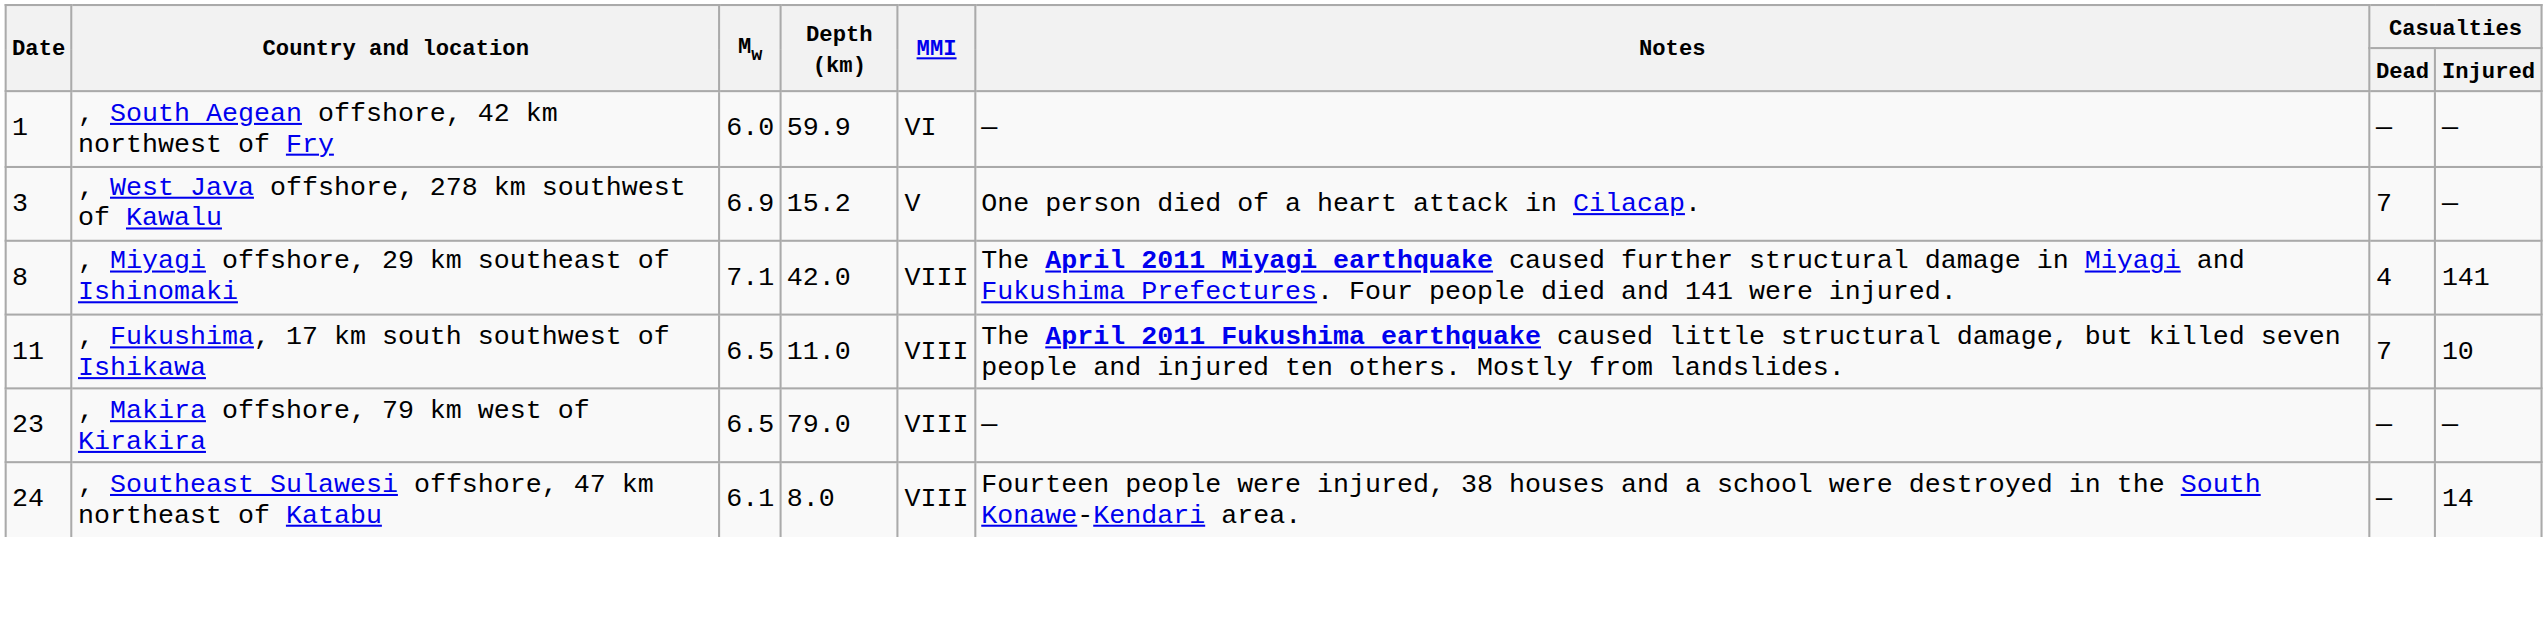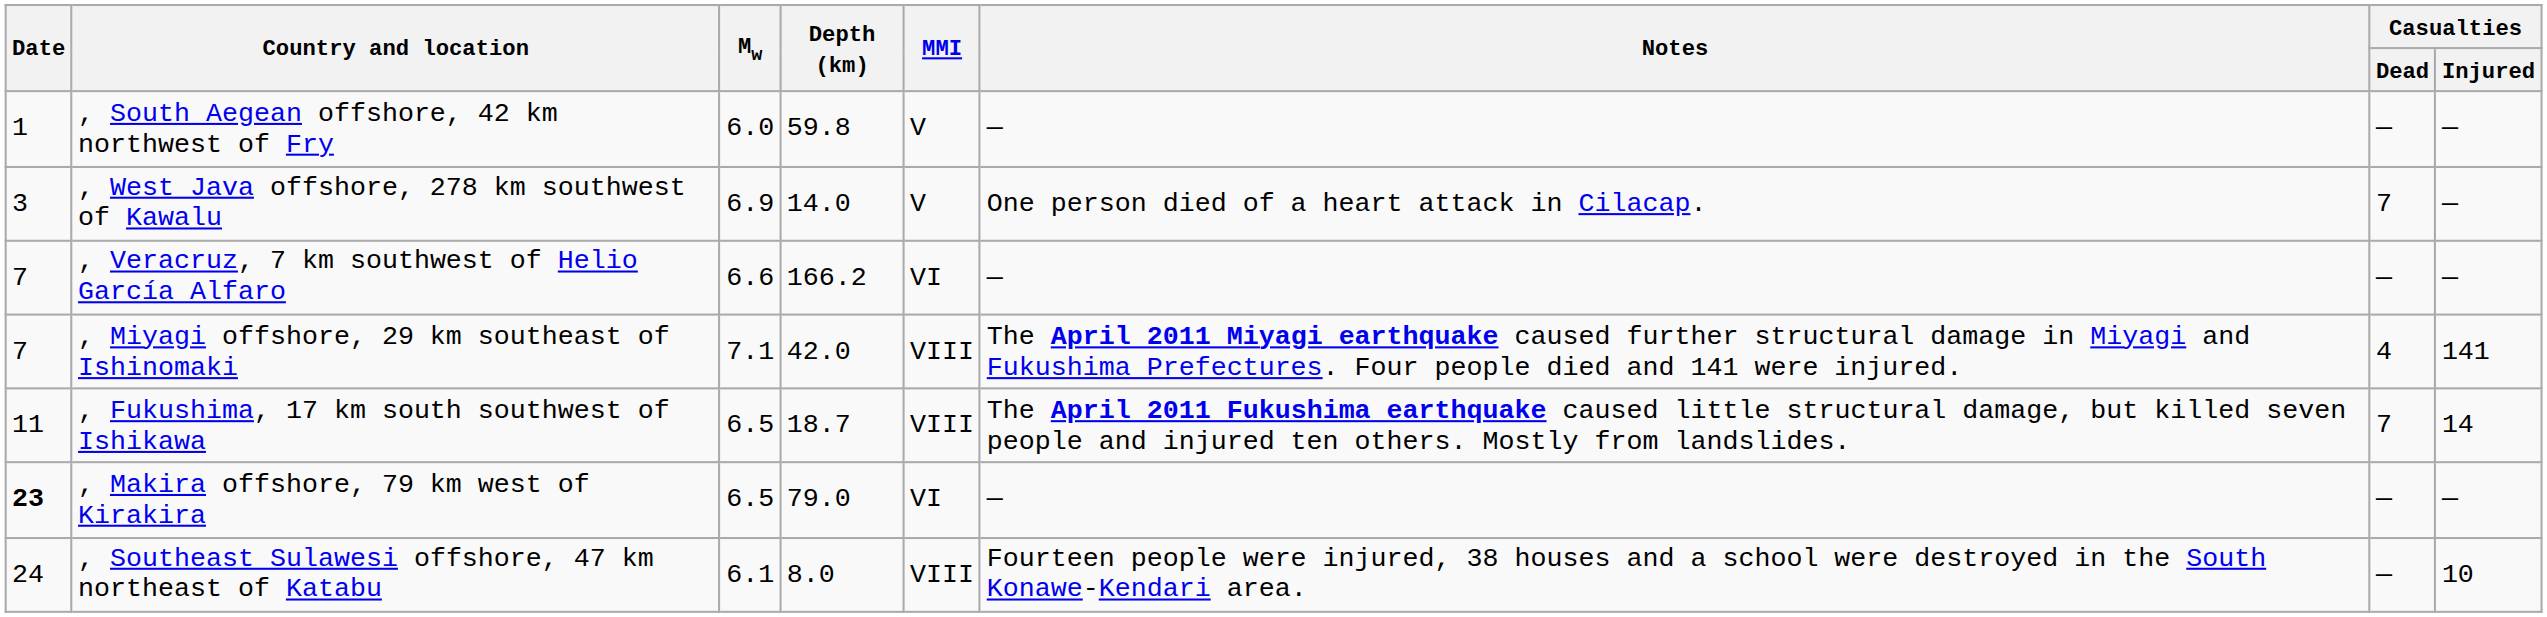(819, 129) 59.9 -> (819, 129) 59.8
(921, 129) VI -> (918, 129) V
(819, 203) 15.2 -> (819, 203) 14.0
+ row: (358, 277)
(20, 277) 8 -> (20, 352) 7
(819, 352) 11.0 -> (819, 426) 18.7
(2458, 352) 10 -> (2458, 426) 14
(28, 426) normal -> (28, 500) bold
(937, 426) VIII -> (926, 500) VI
(2458, 500) 14 -> (2458, 574) 10
